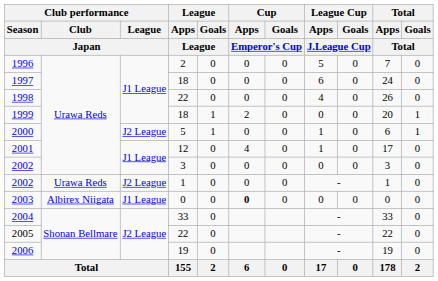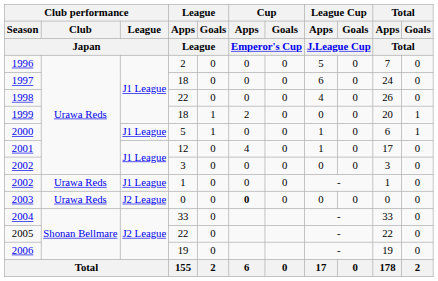(144, 132) J2 League -> (144, 132) J1 League
(144, 183) J2 League -> (144, 183) J1 League
(80, 200) Albirex Niigata -> (80, 200) Urawa Reds
(144, 200) J1 League -> (144, 200) J2 League
